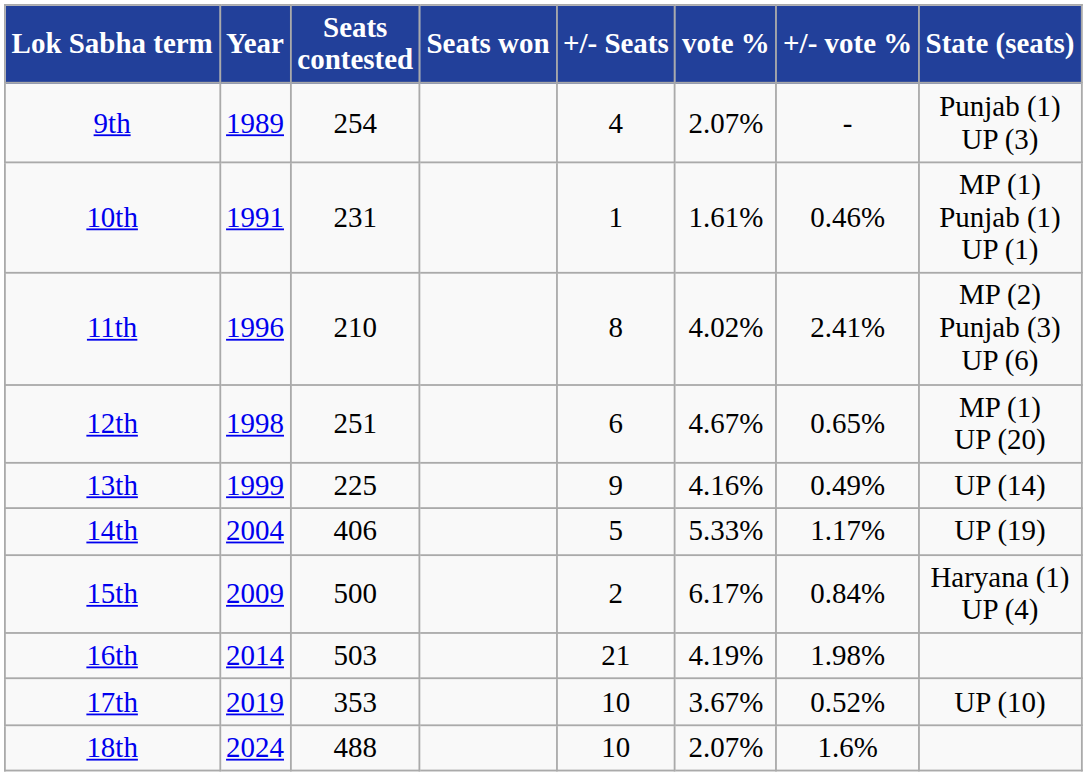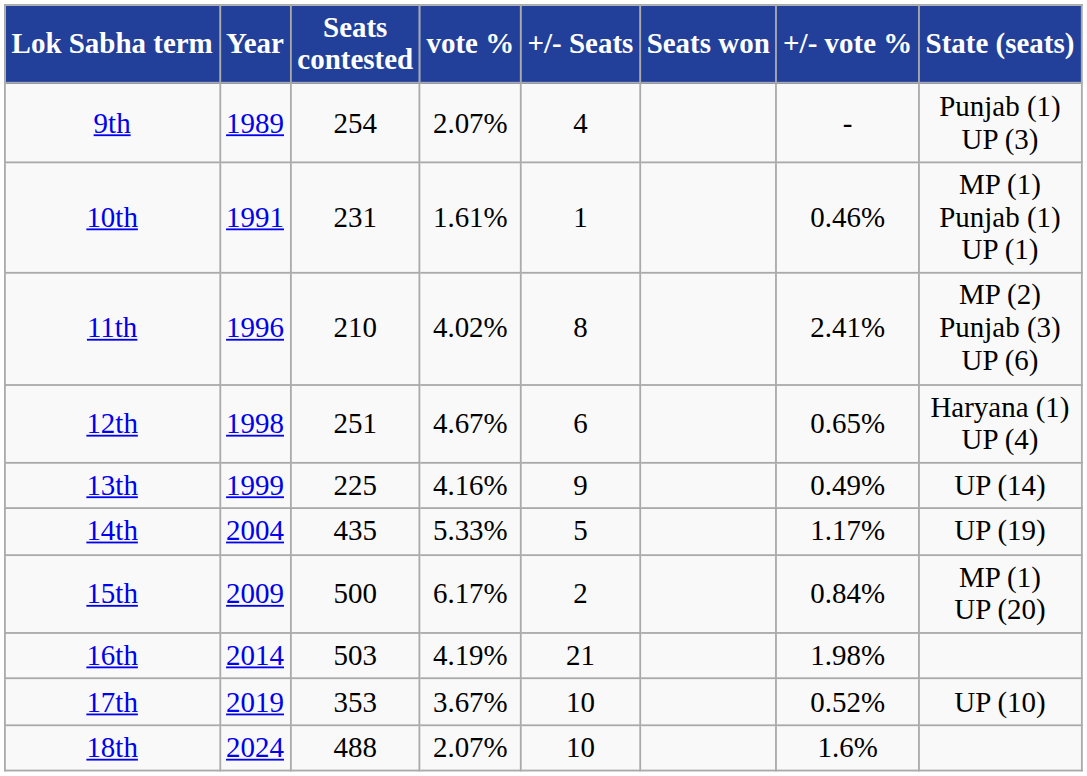columns swapped: (488, 43) <-> (726, 43)
(1000, 422) MP (1) UP (20) -> (1000, 422) Haryana (1) UP (4)
(355, 531) 406 -> (355, 531) 435
(1000, 593) Haryana (1) UP (4) -> (1000, 593) MP (1) UP (20)
